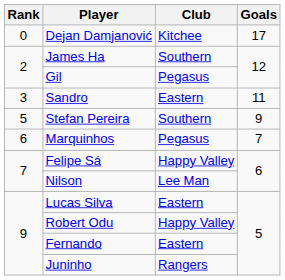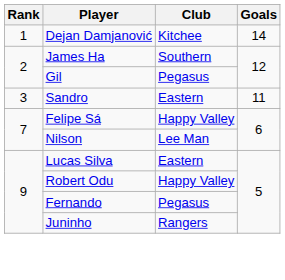(23, 35) 0 -> (23, 35) 1
(259, 35) 17 -> (259, 35) 14
- row: (87, 118)
- row: (80, 139)
(181, 243) Eastern -> (184, 202) Pegasus
